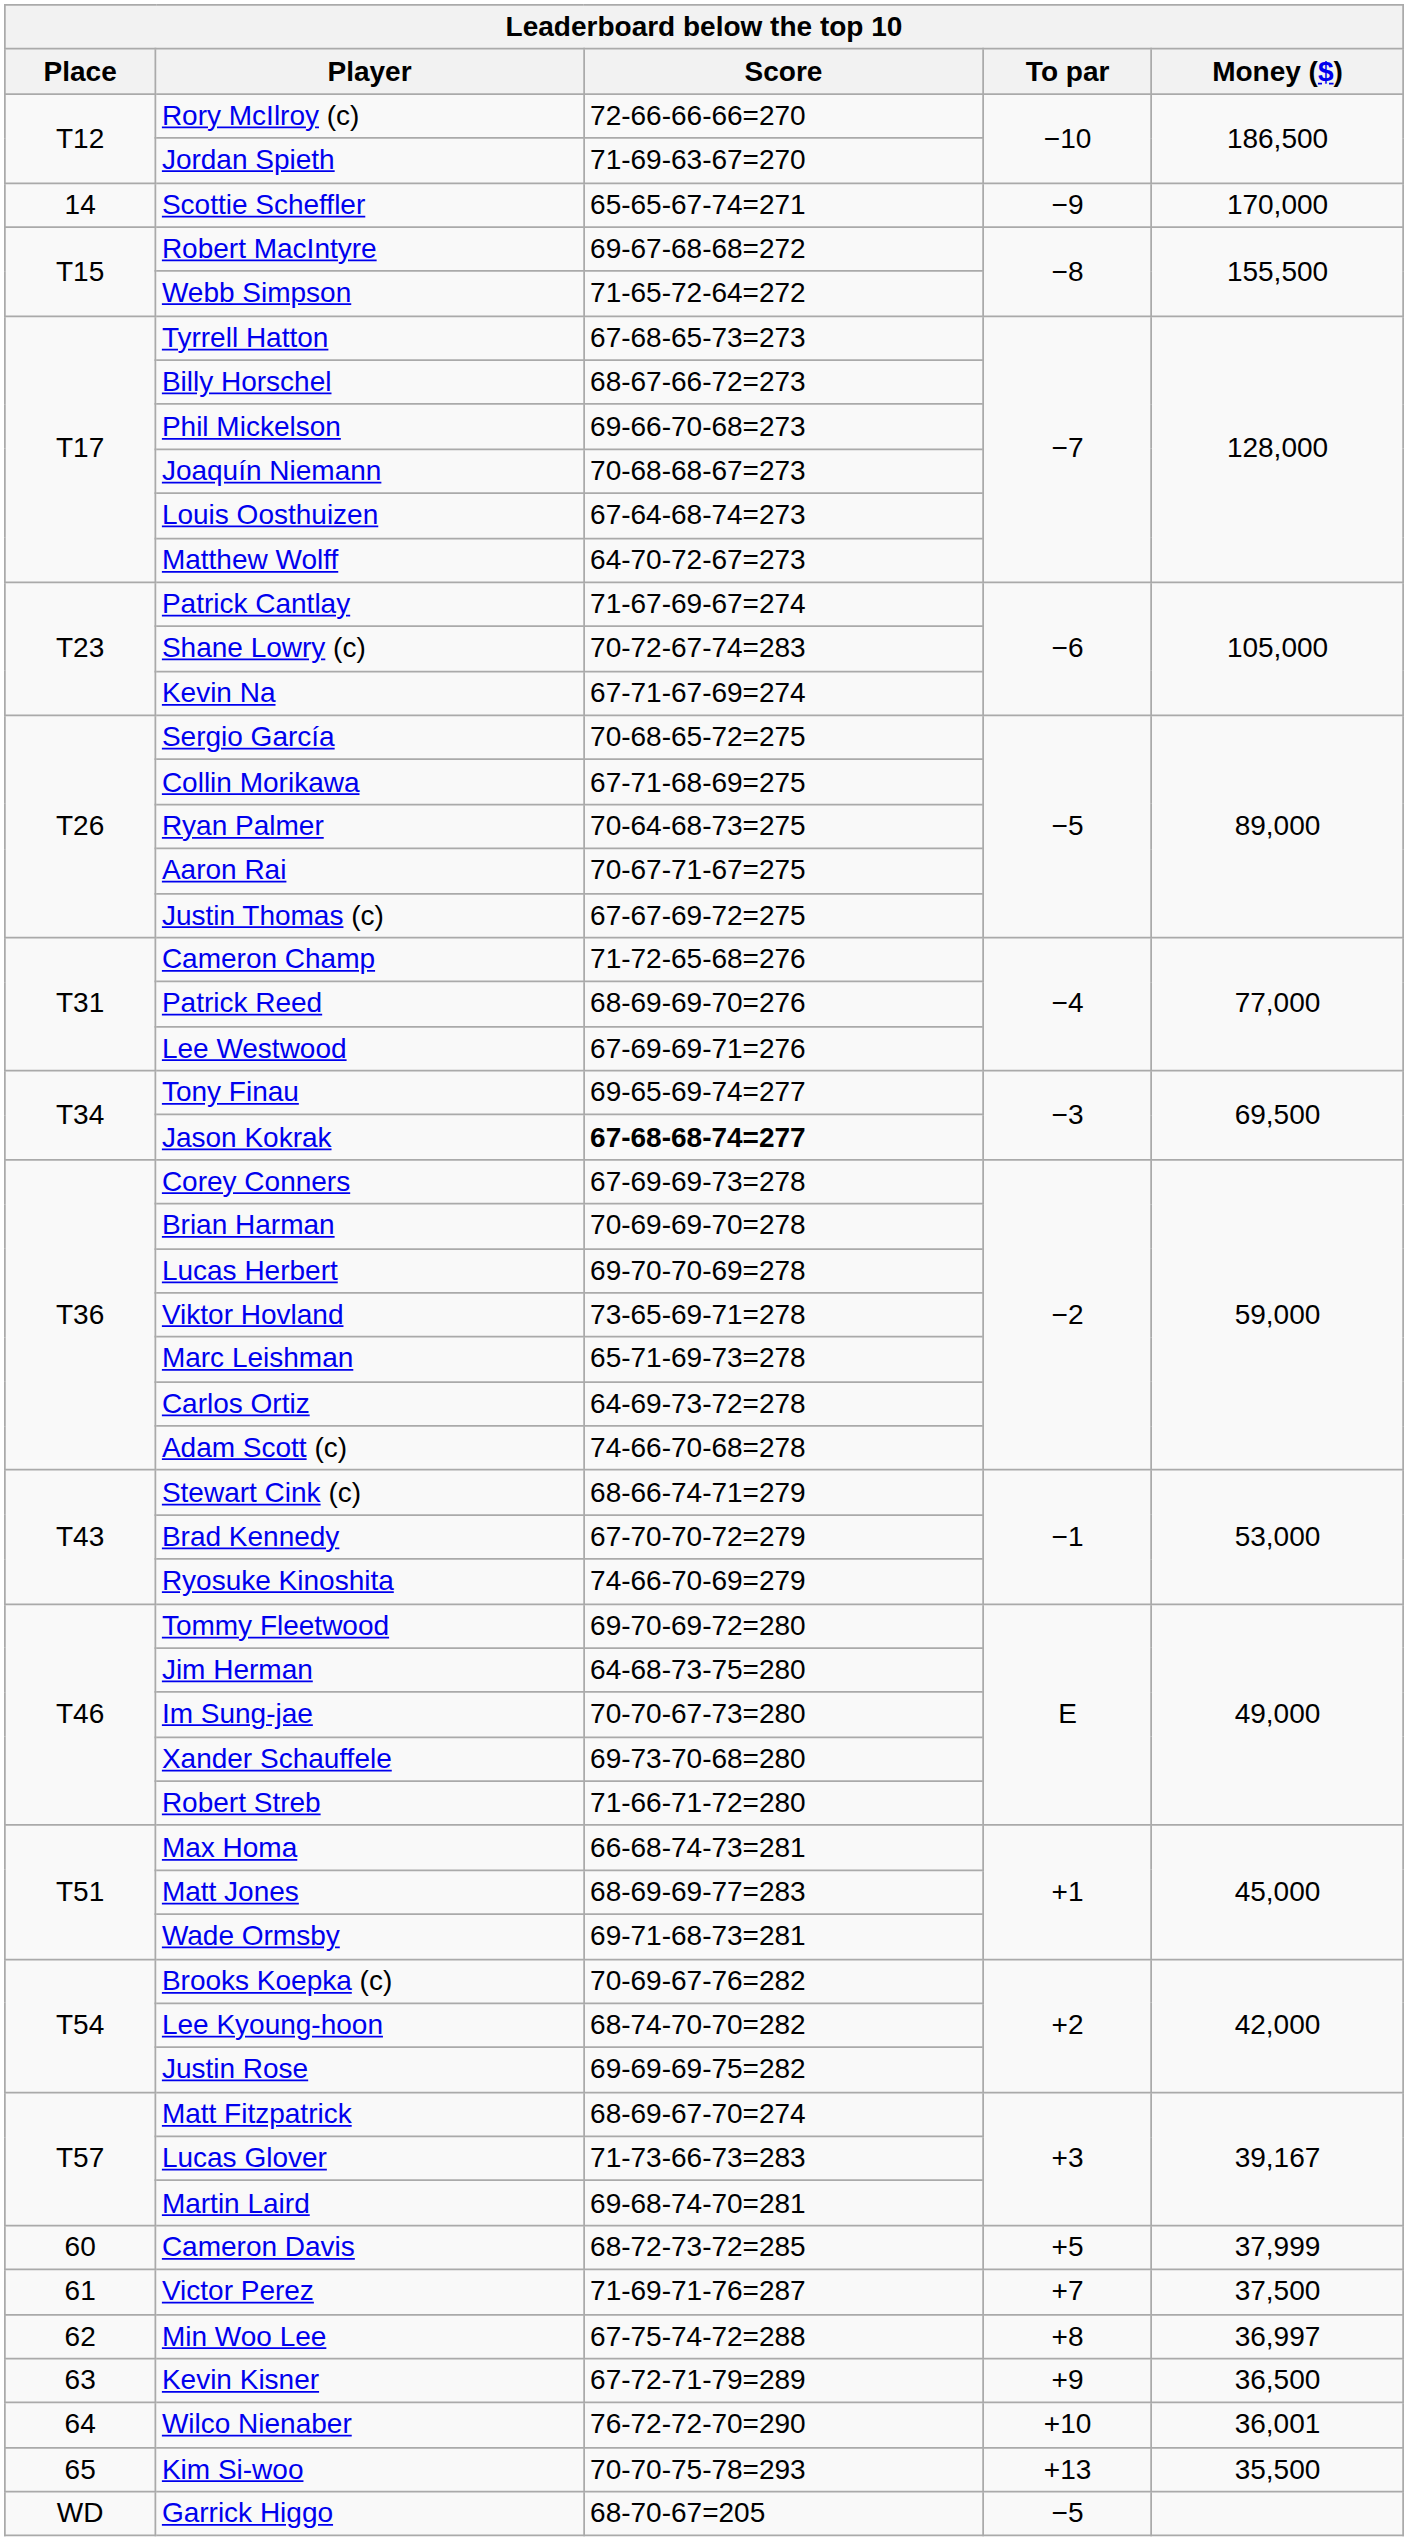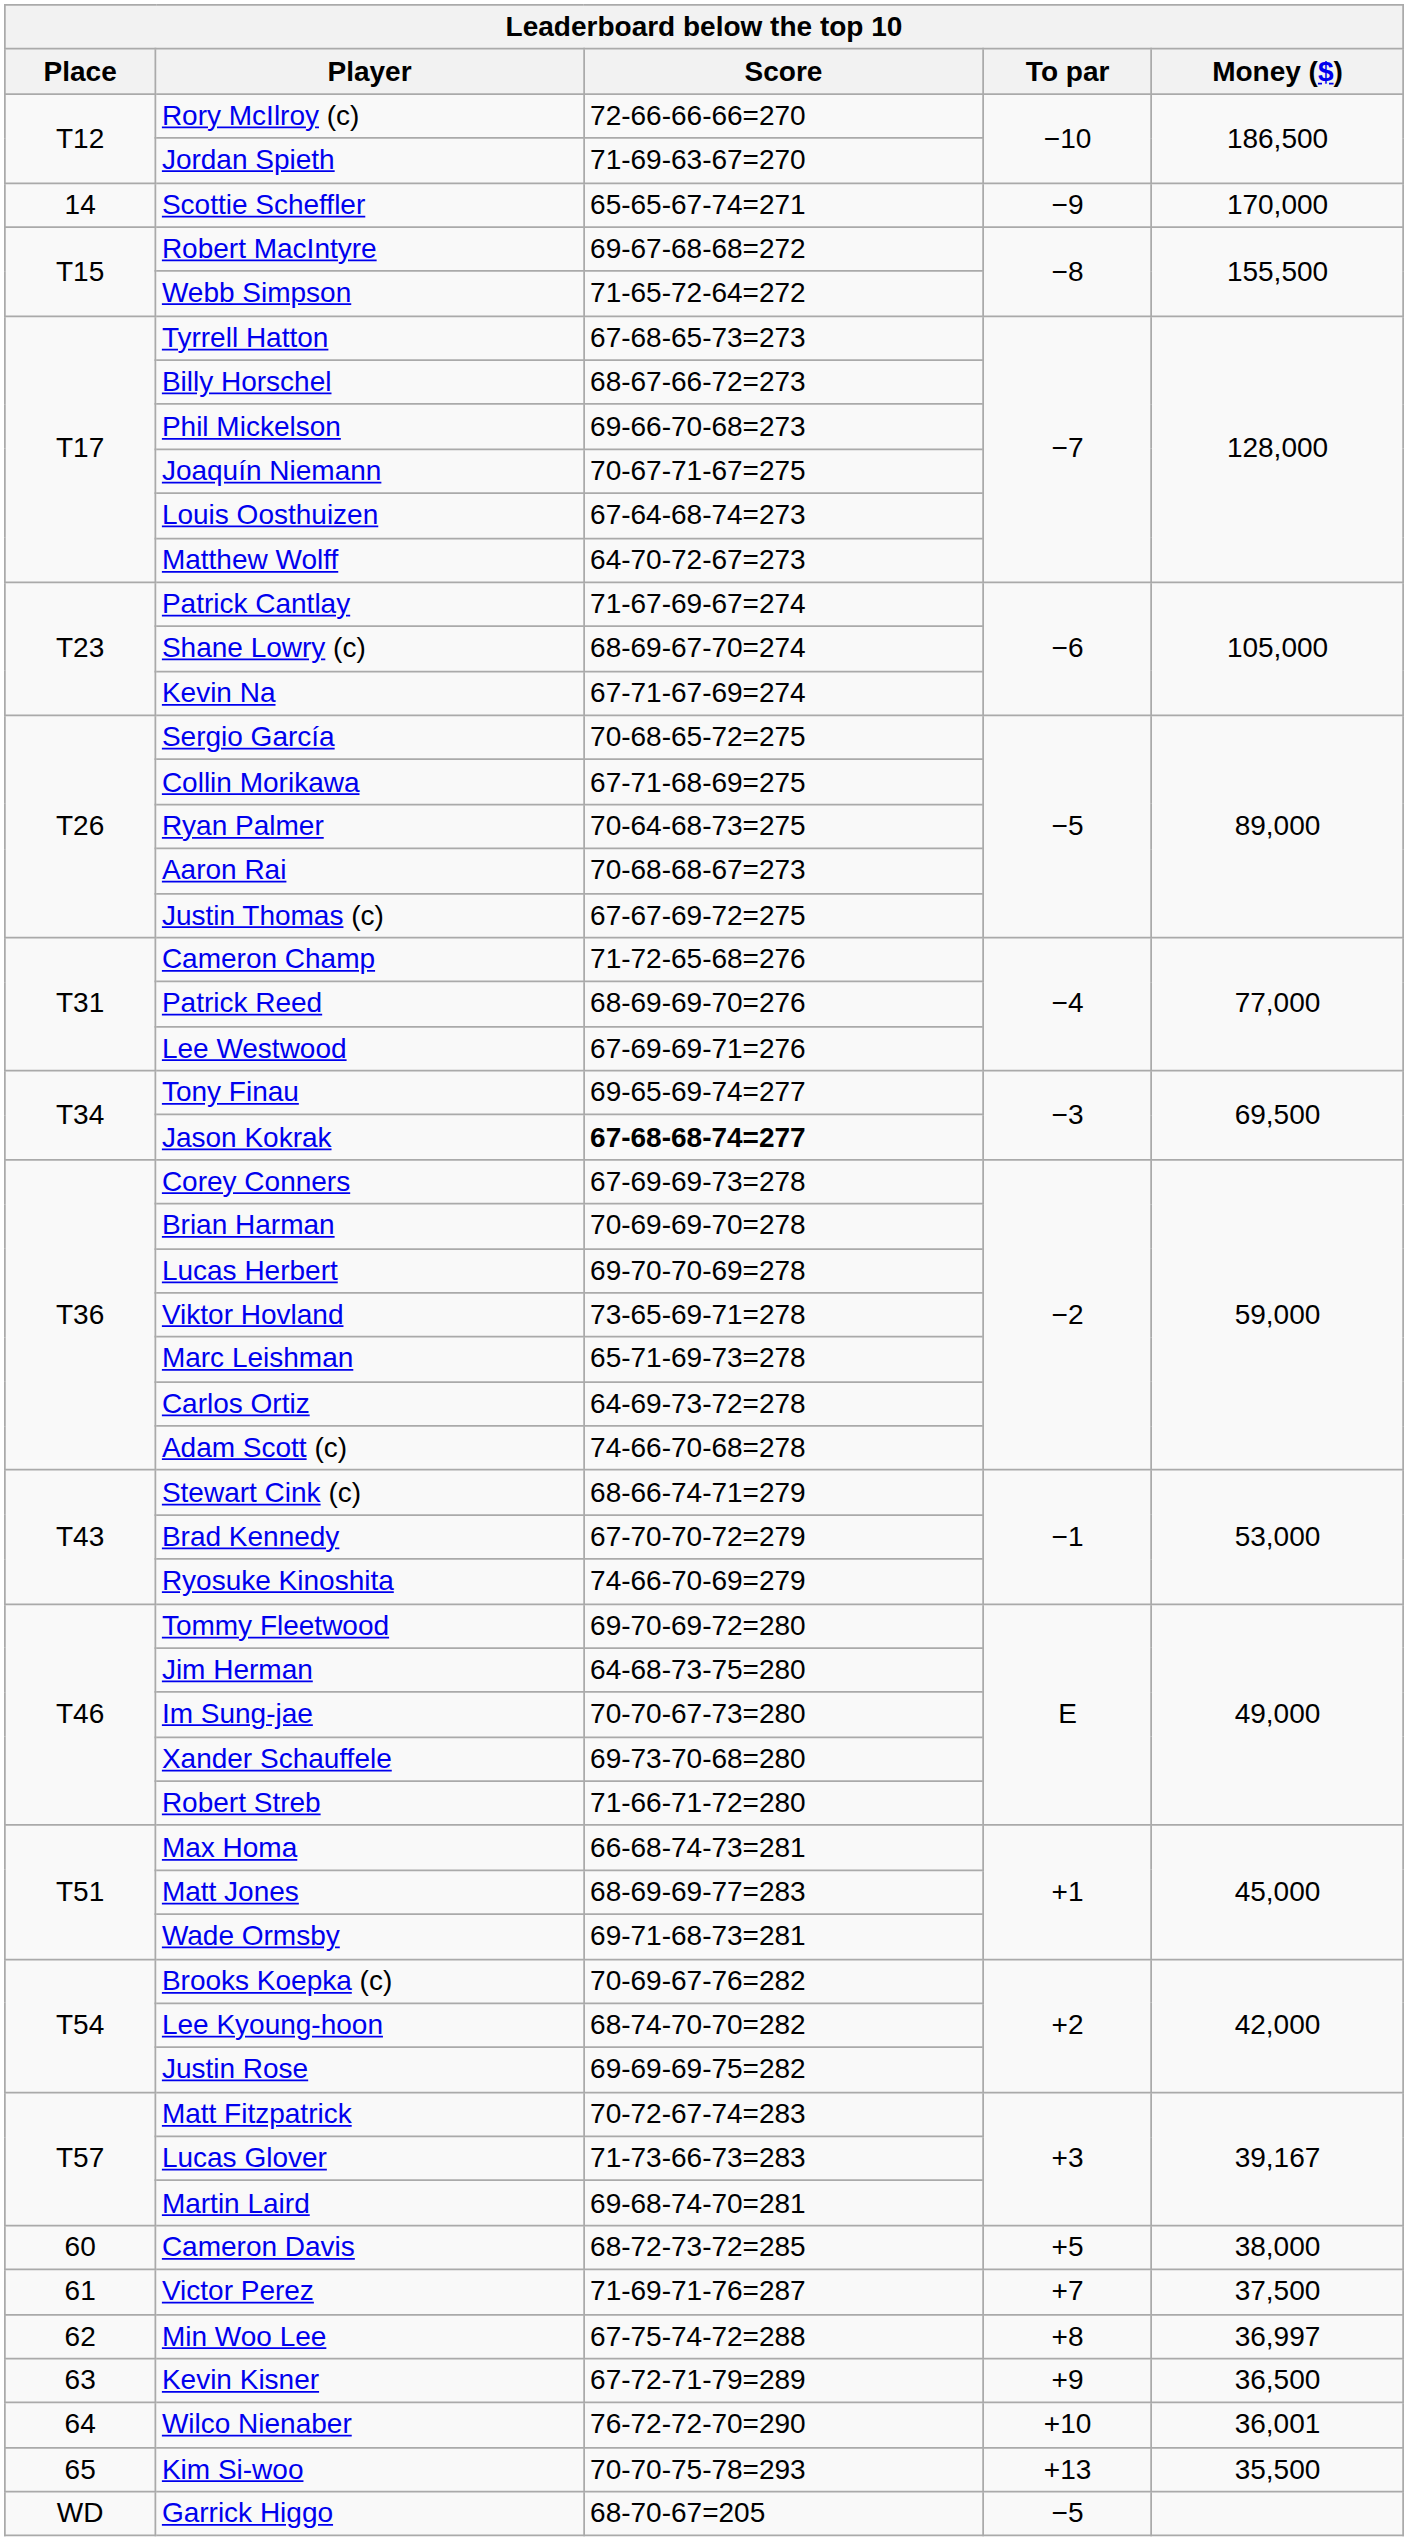(698, 470) 70-68-68-67=273 -> (698, 470) 70-67-71-67=275
(698, 648) 70-72-67-74=283 -> (698, 648) 68-69-67-70=274
(698, 870) 70-67-71-67=275 -> (698, 870) 70-68-68-67=273
(698, 2113) 68-69-67-70=274 -> (698, 2113) 70-72-67-74=283
(1278, 2247) 37,999 -> (1278, 2247) 38,000
